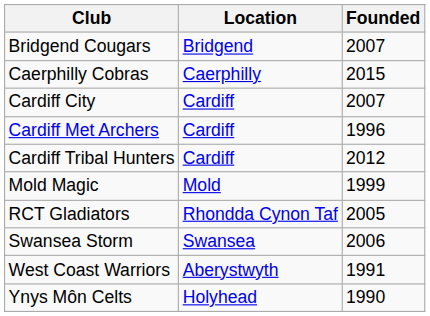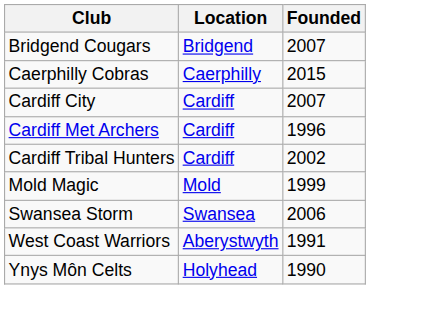(366, 158) 2012 -> (306, 158) 2002
- row: (69, 213)
